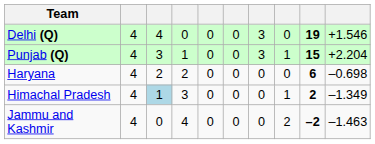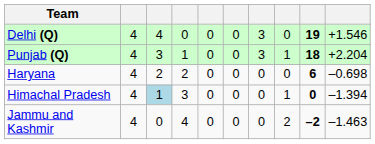(313, 54) 15 -> (313, 54) 18
(313, 94) 2 -> (313, 94) 0
(348, 94) –1.349 -> (348, 94) –1.394
